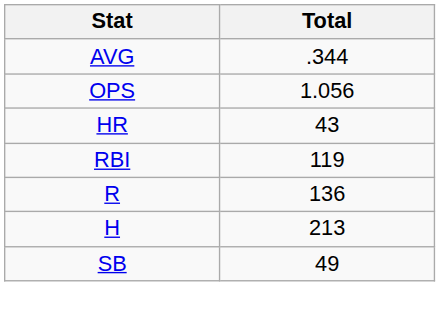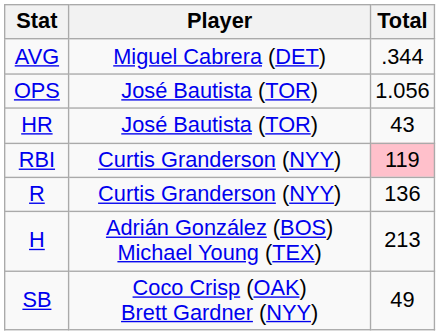+ column: (220, 21)
(327, 159) no background -> (402, 159) pink background
